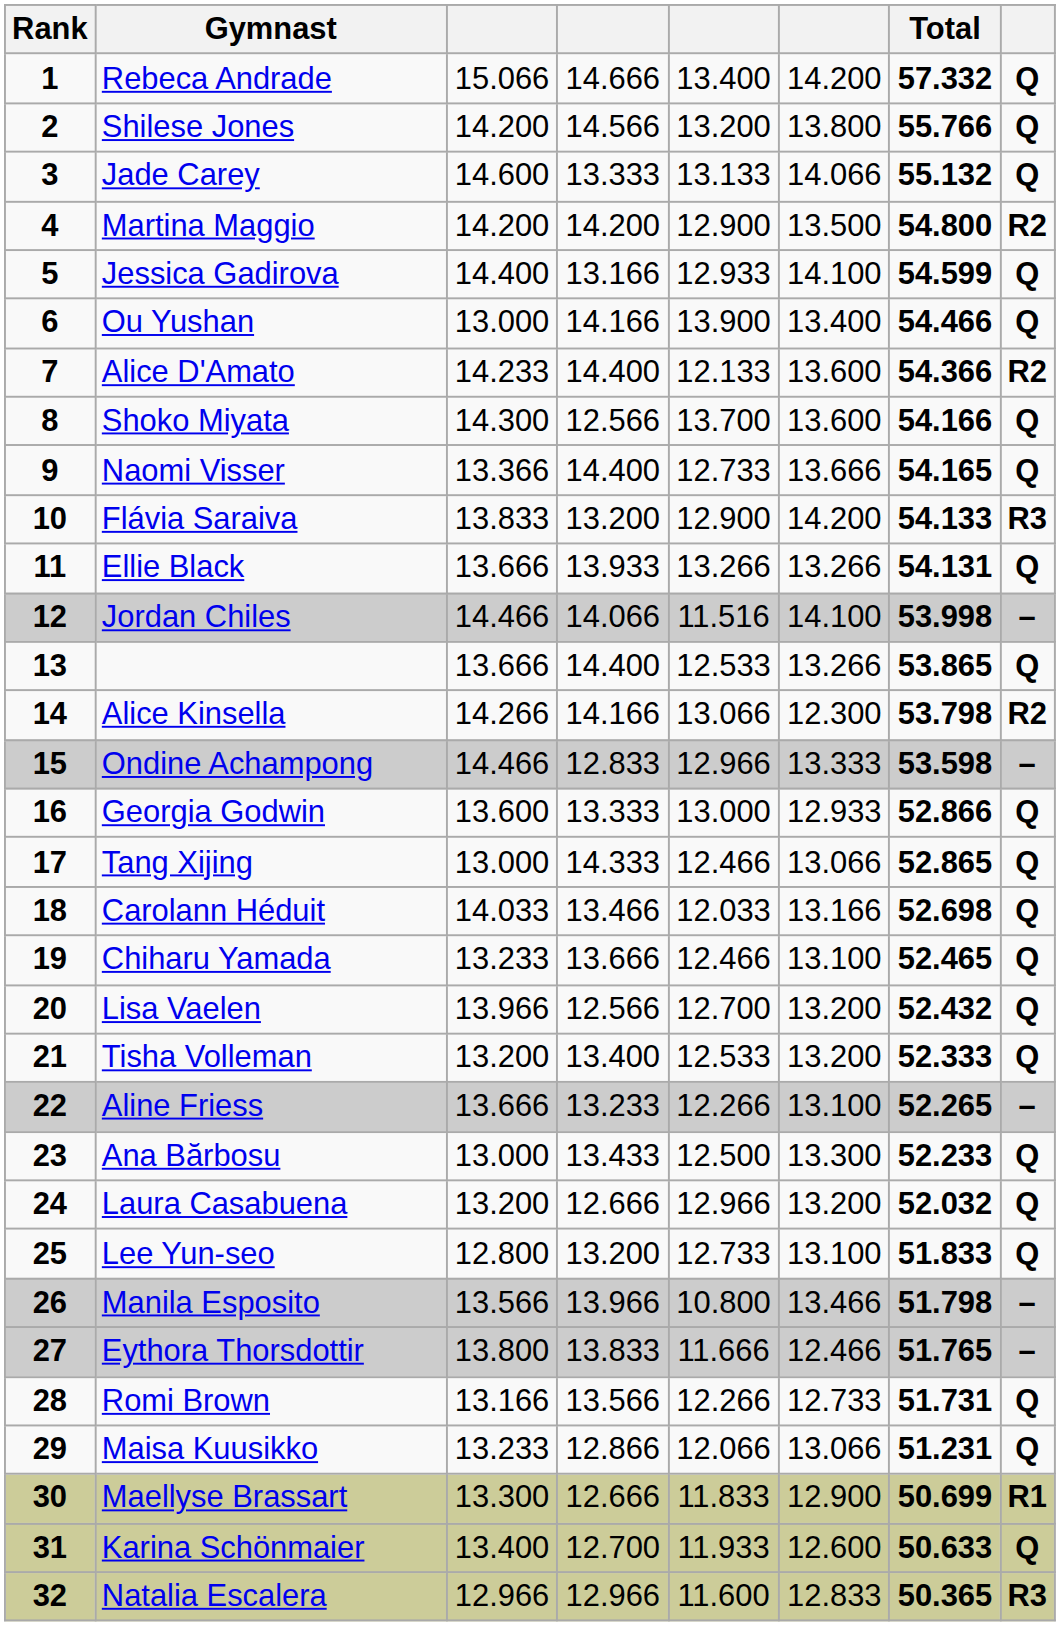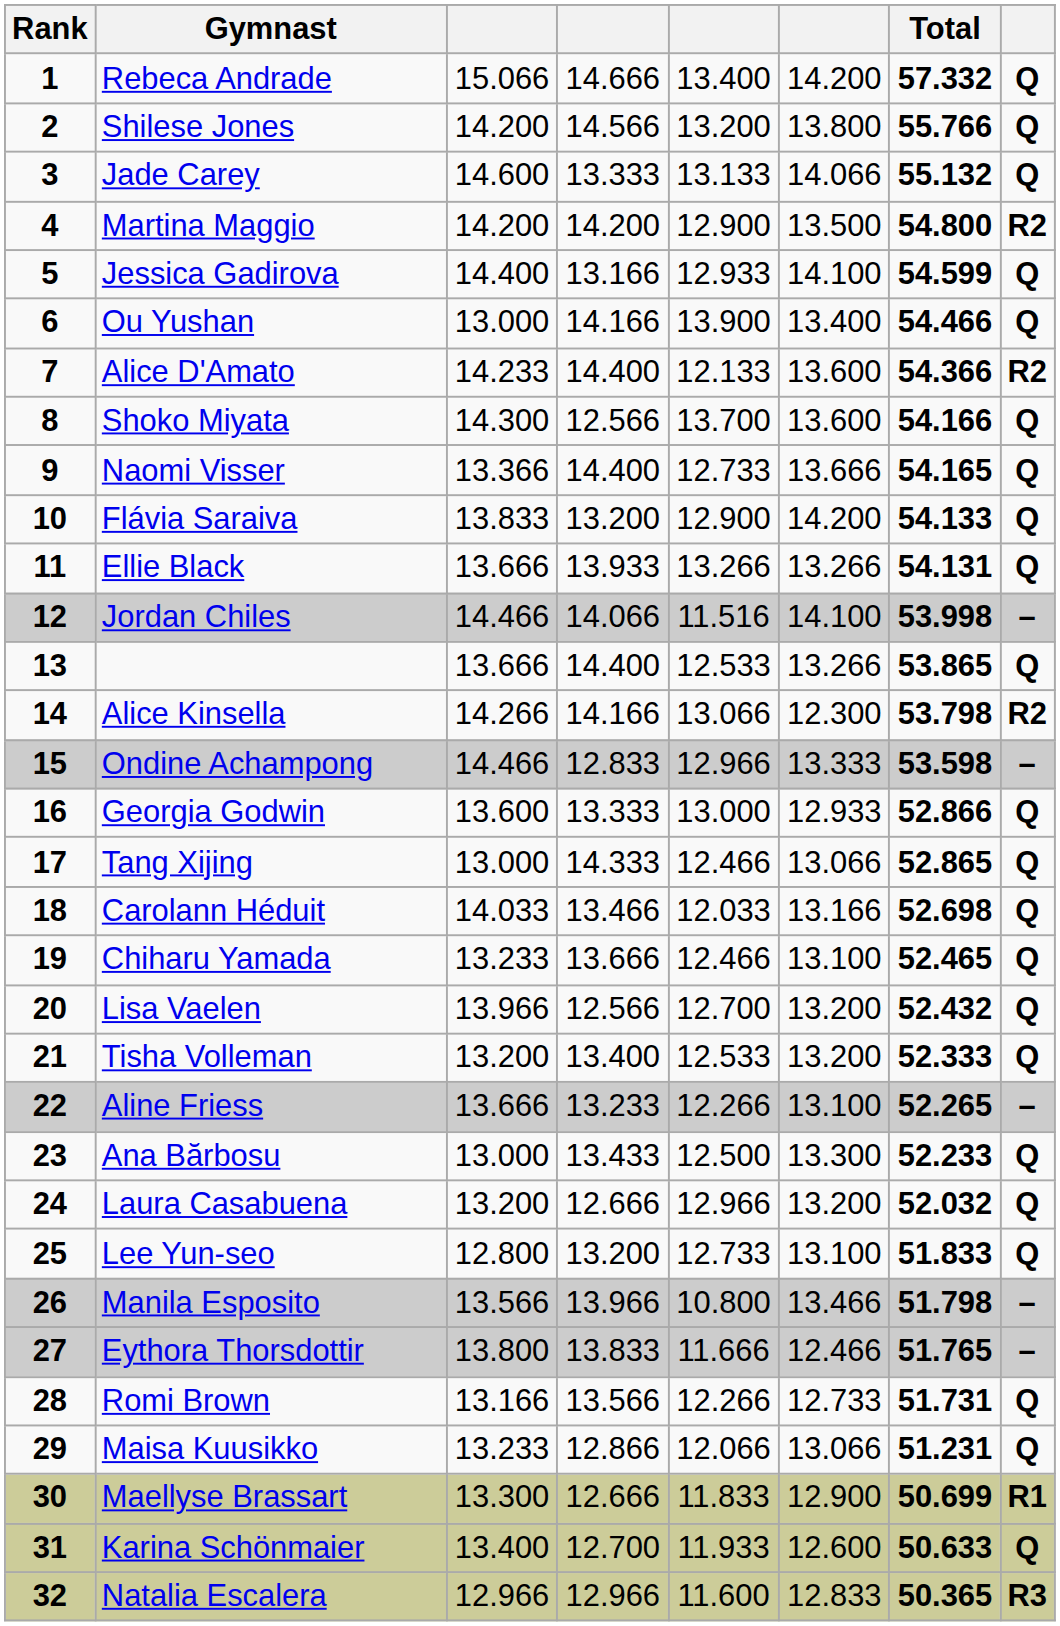(1027, 518) R3 -> (1027, 518) Q
